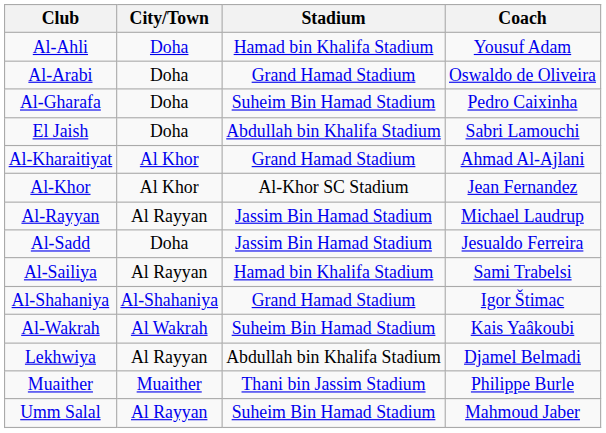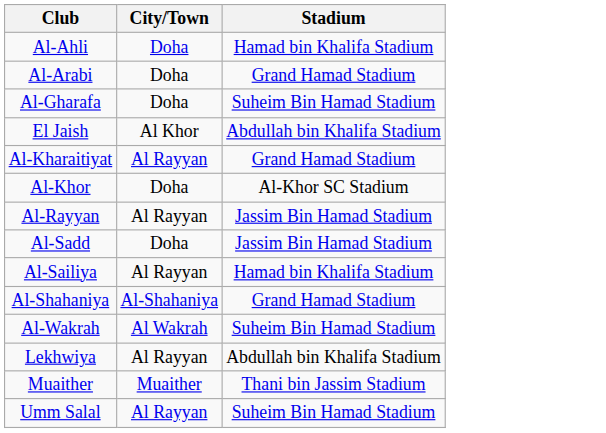- column: (522, 18)
(169, 131) Doha -> (169, 131) Al Khor
(169, 159) Al Khor -> (169, 159) Al Rayyan
(169, 187) Al Khor -> (169, 187) Doha
